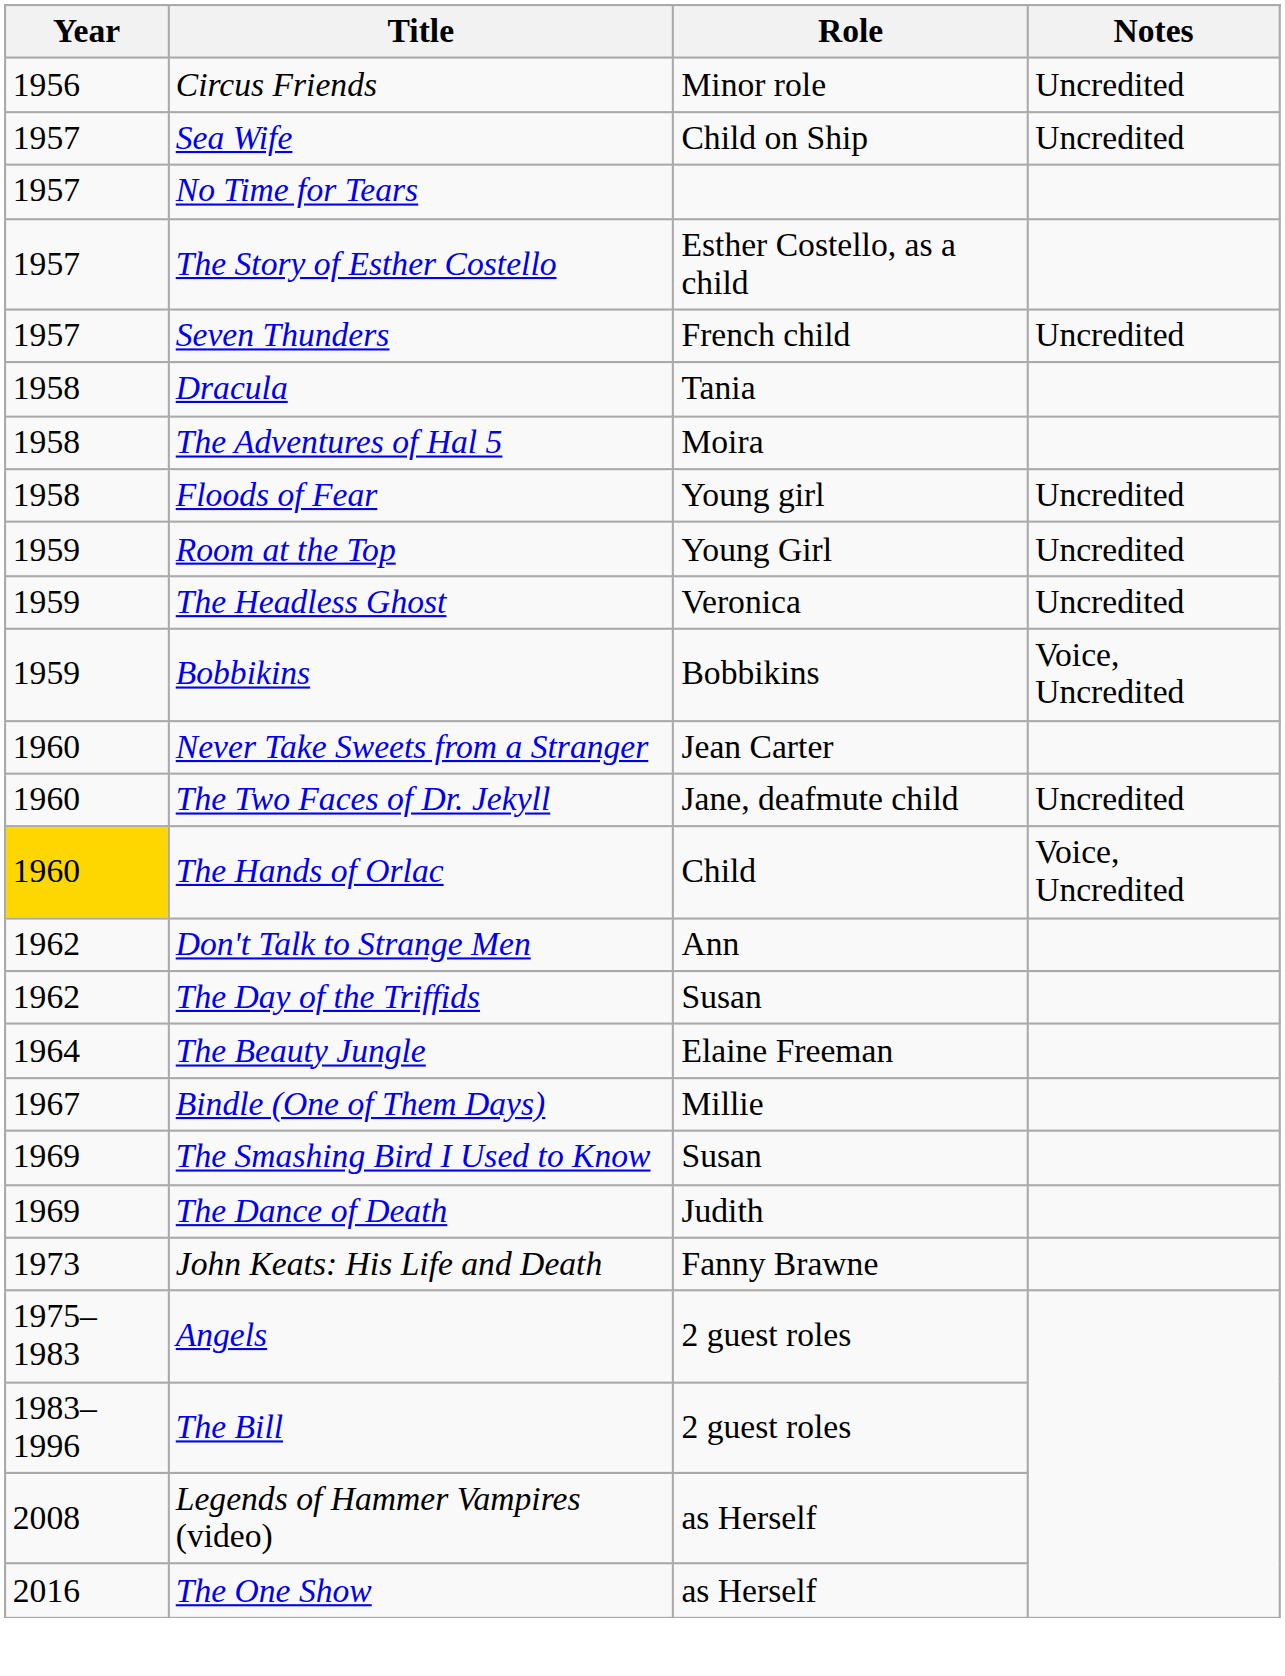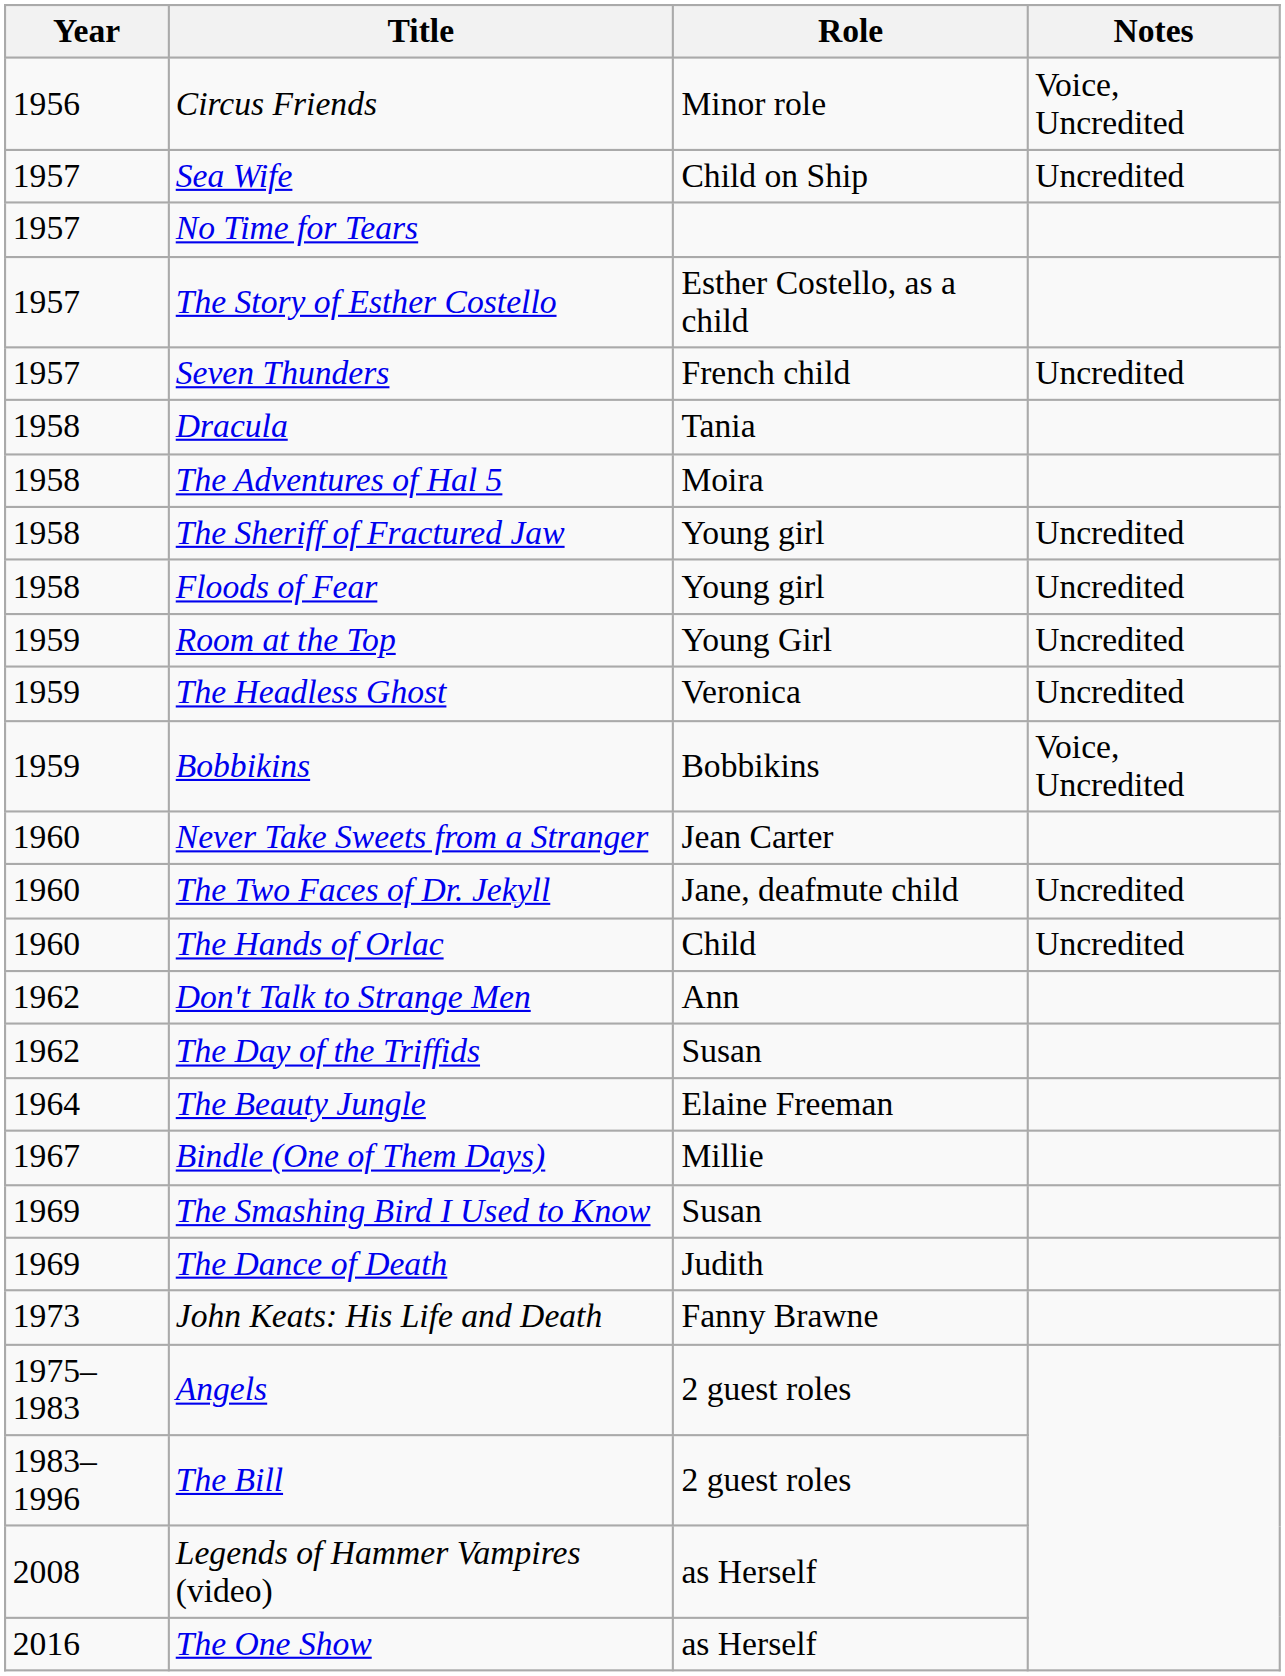(1110, 84) Uncredited -> (1110, 103) Voice, Uncredited
+ row: (370, 533)
(46, 871) gold background -> (46, 943) no background
(1110, 871) Voice, Uncredited -> (1110, 943) Uncredited
